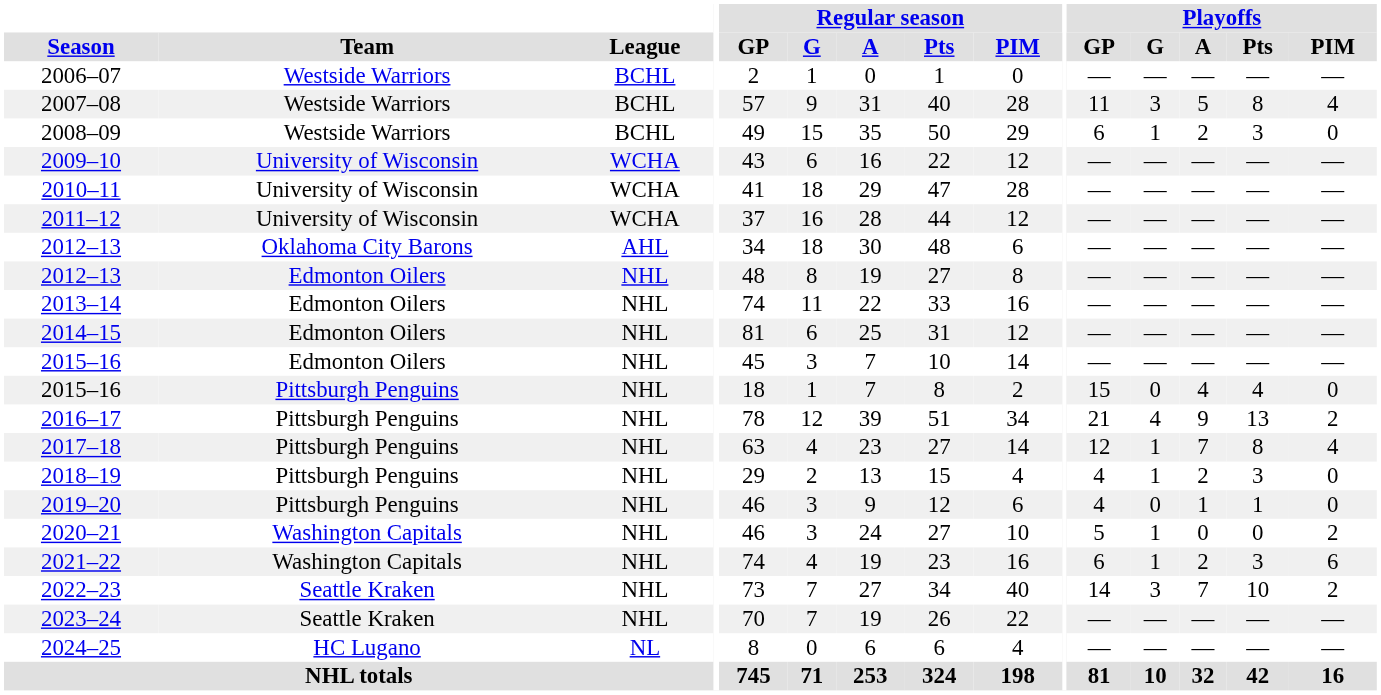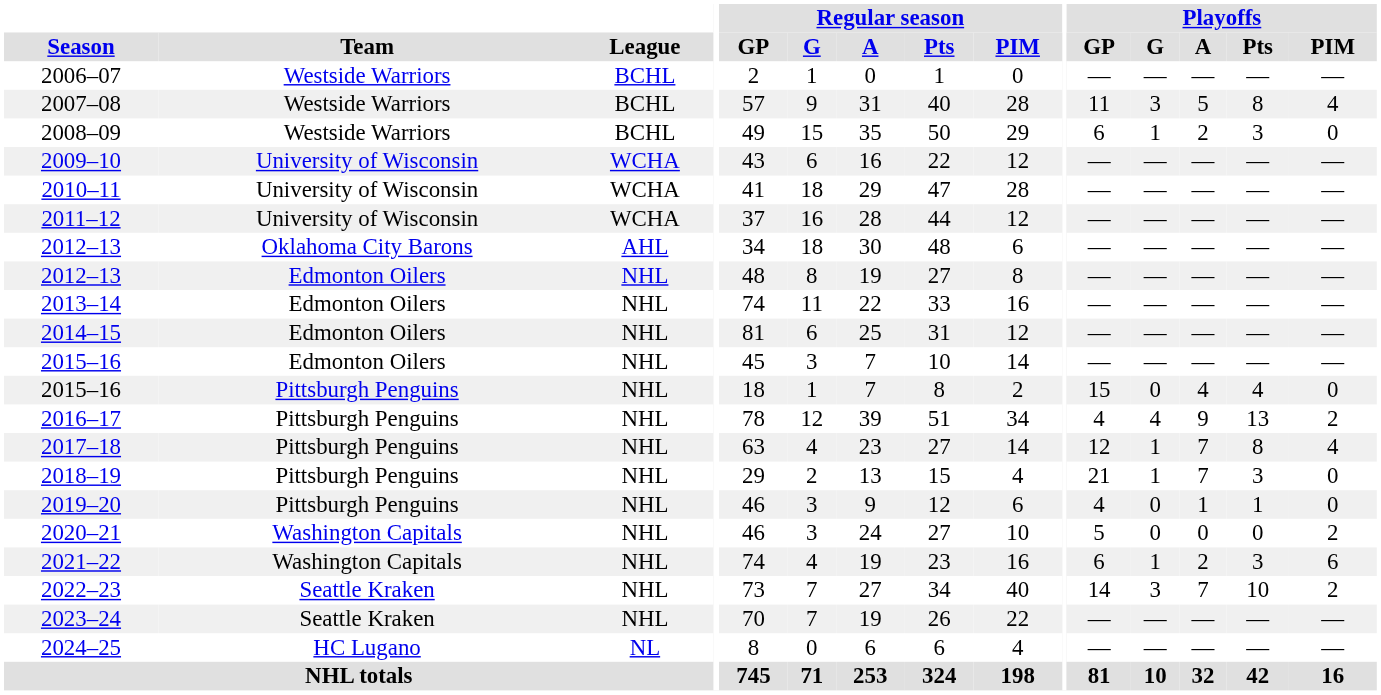(1099, 418) 21 -> (1099, 418) 4
(1099, 475) 4 -> (1099, 475) 21
(1203, 475) 2 -> (1203, 475) 7
(1155, 532) 1 -> (1155, 532) 0
